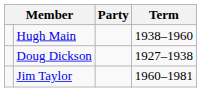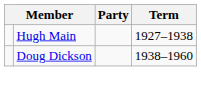(164, 35) 1938–1960 -> (164, 35) 1927–1938
(164, 55) 1927–1938 -> (164, 55) 1938–1960
- row: (44, 76)
